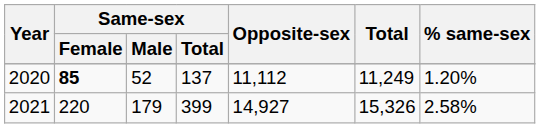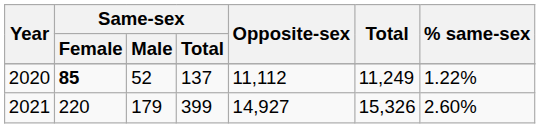(450, 78) 1.20% -> (450, 78) 1.22%
(450, 107) 2.58% -> (450, 107) 2.60%
